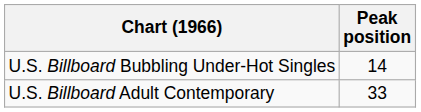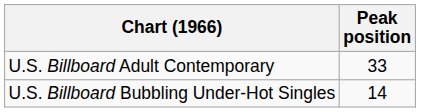rows swapped: (172, 65) <-> (141, 93)
